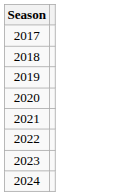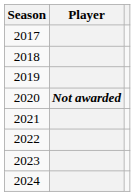+ column: (87, 14)
